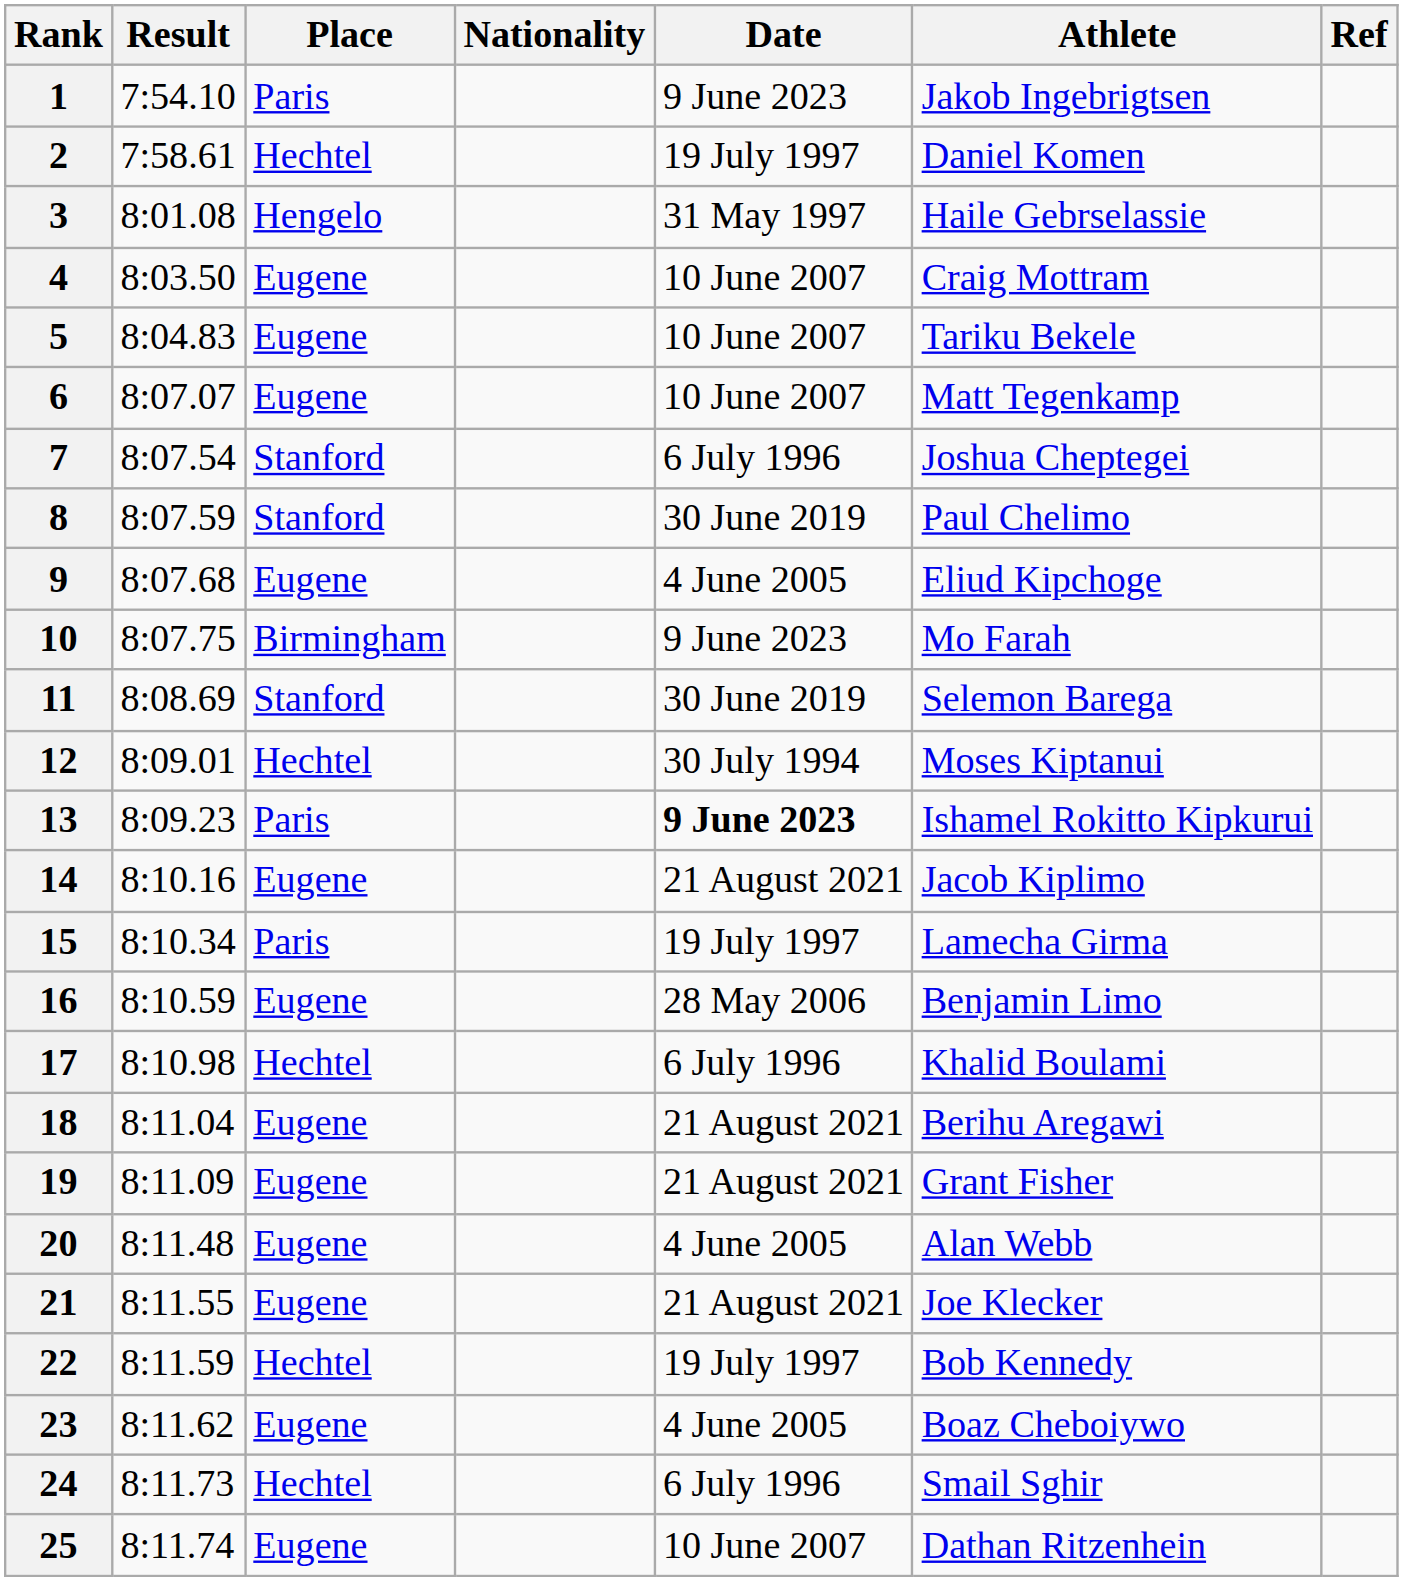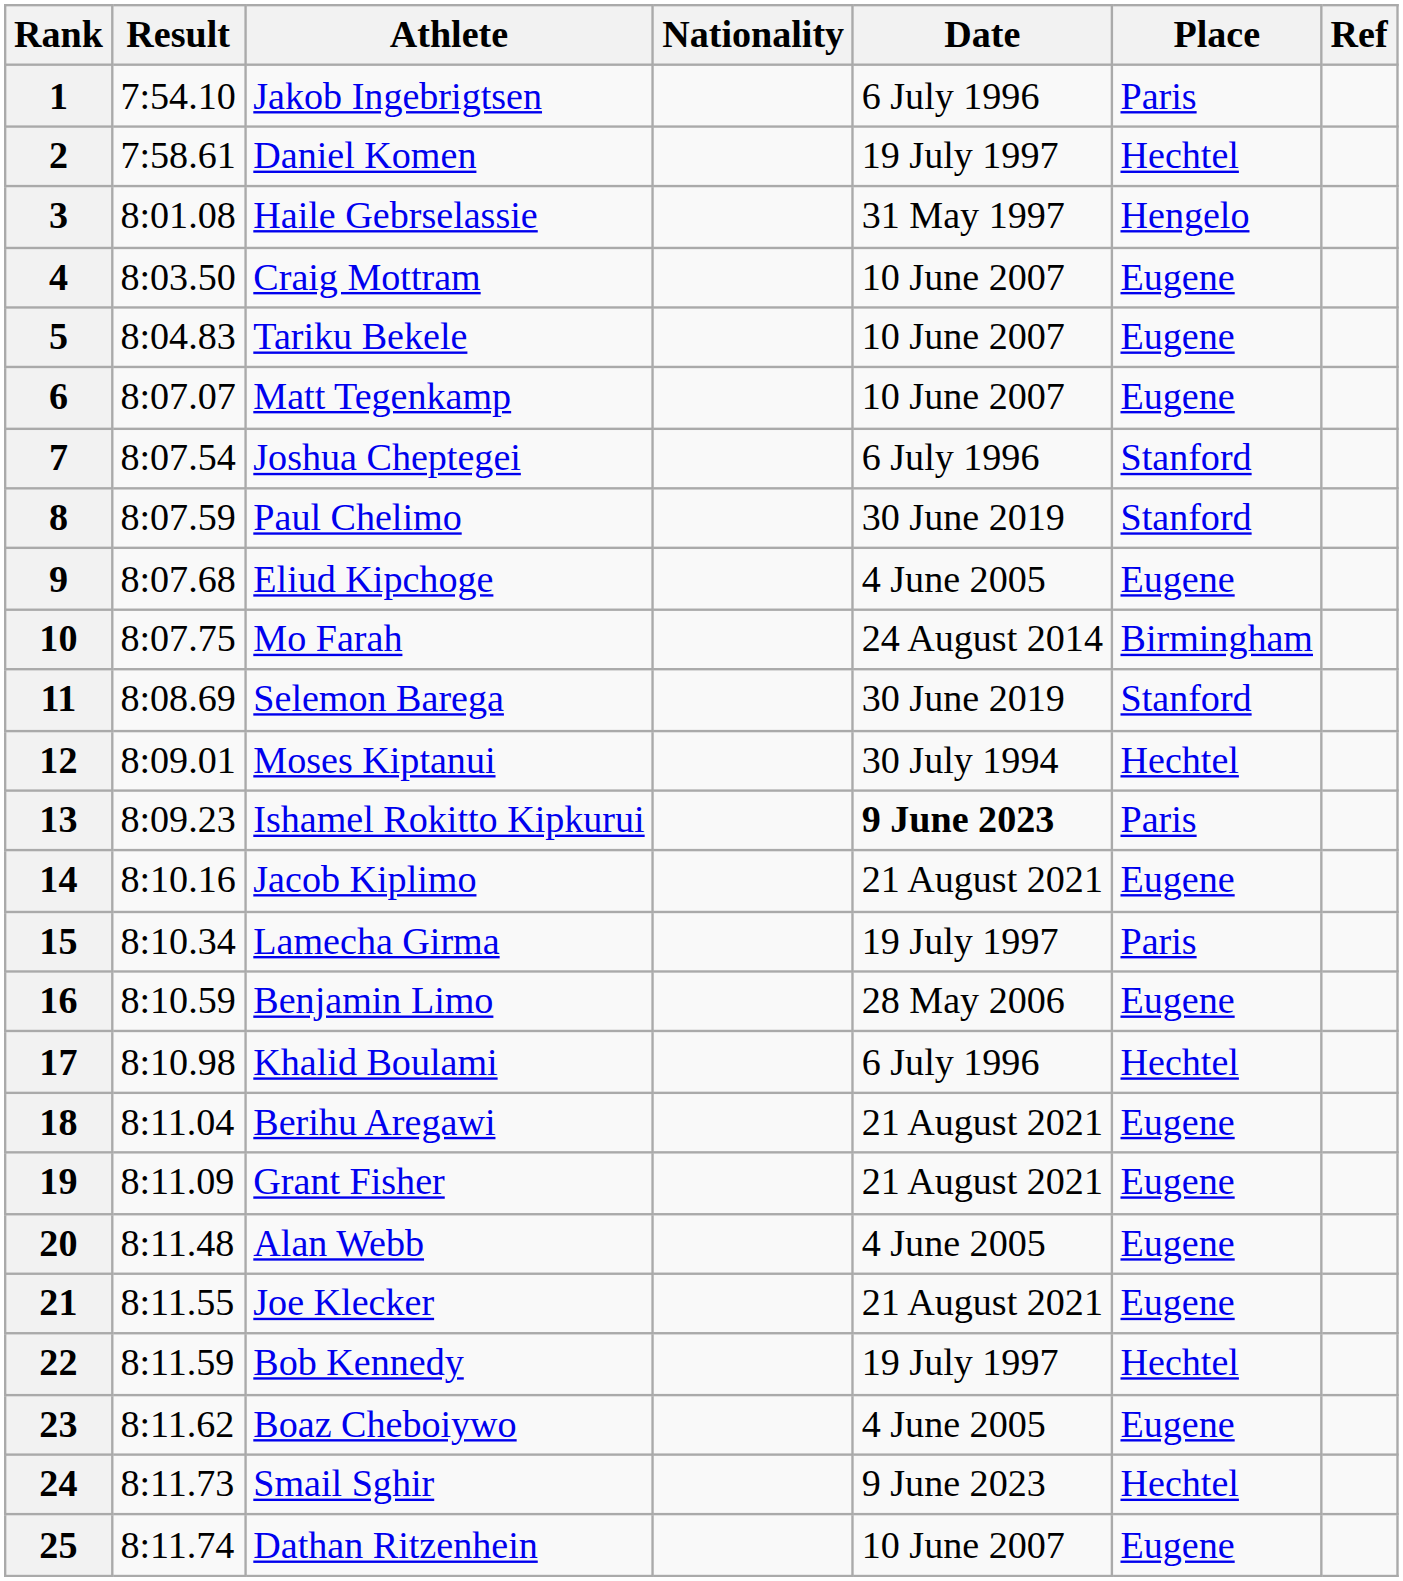columns swapped: (1117, 34) <-> (350, 34)
(755, 95) 9 June 2023 -> (951, 95) 6 July 1996
(755, 638) 9 June 2023 -> (982, 638) 24 August 2014
(752, 1484) 6 July 1996 -> (954, 1484) 9 June 2023
